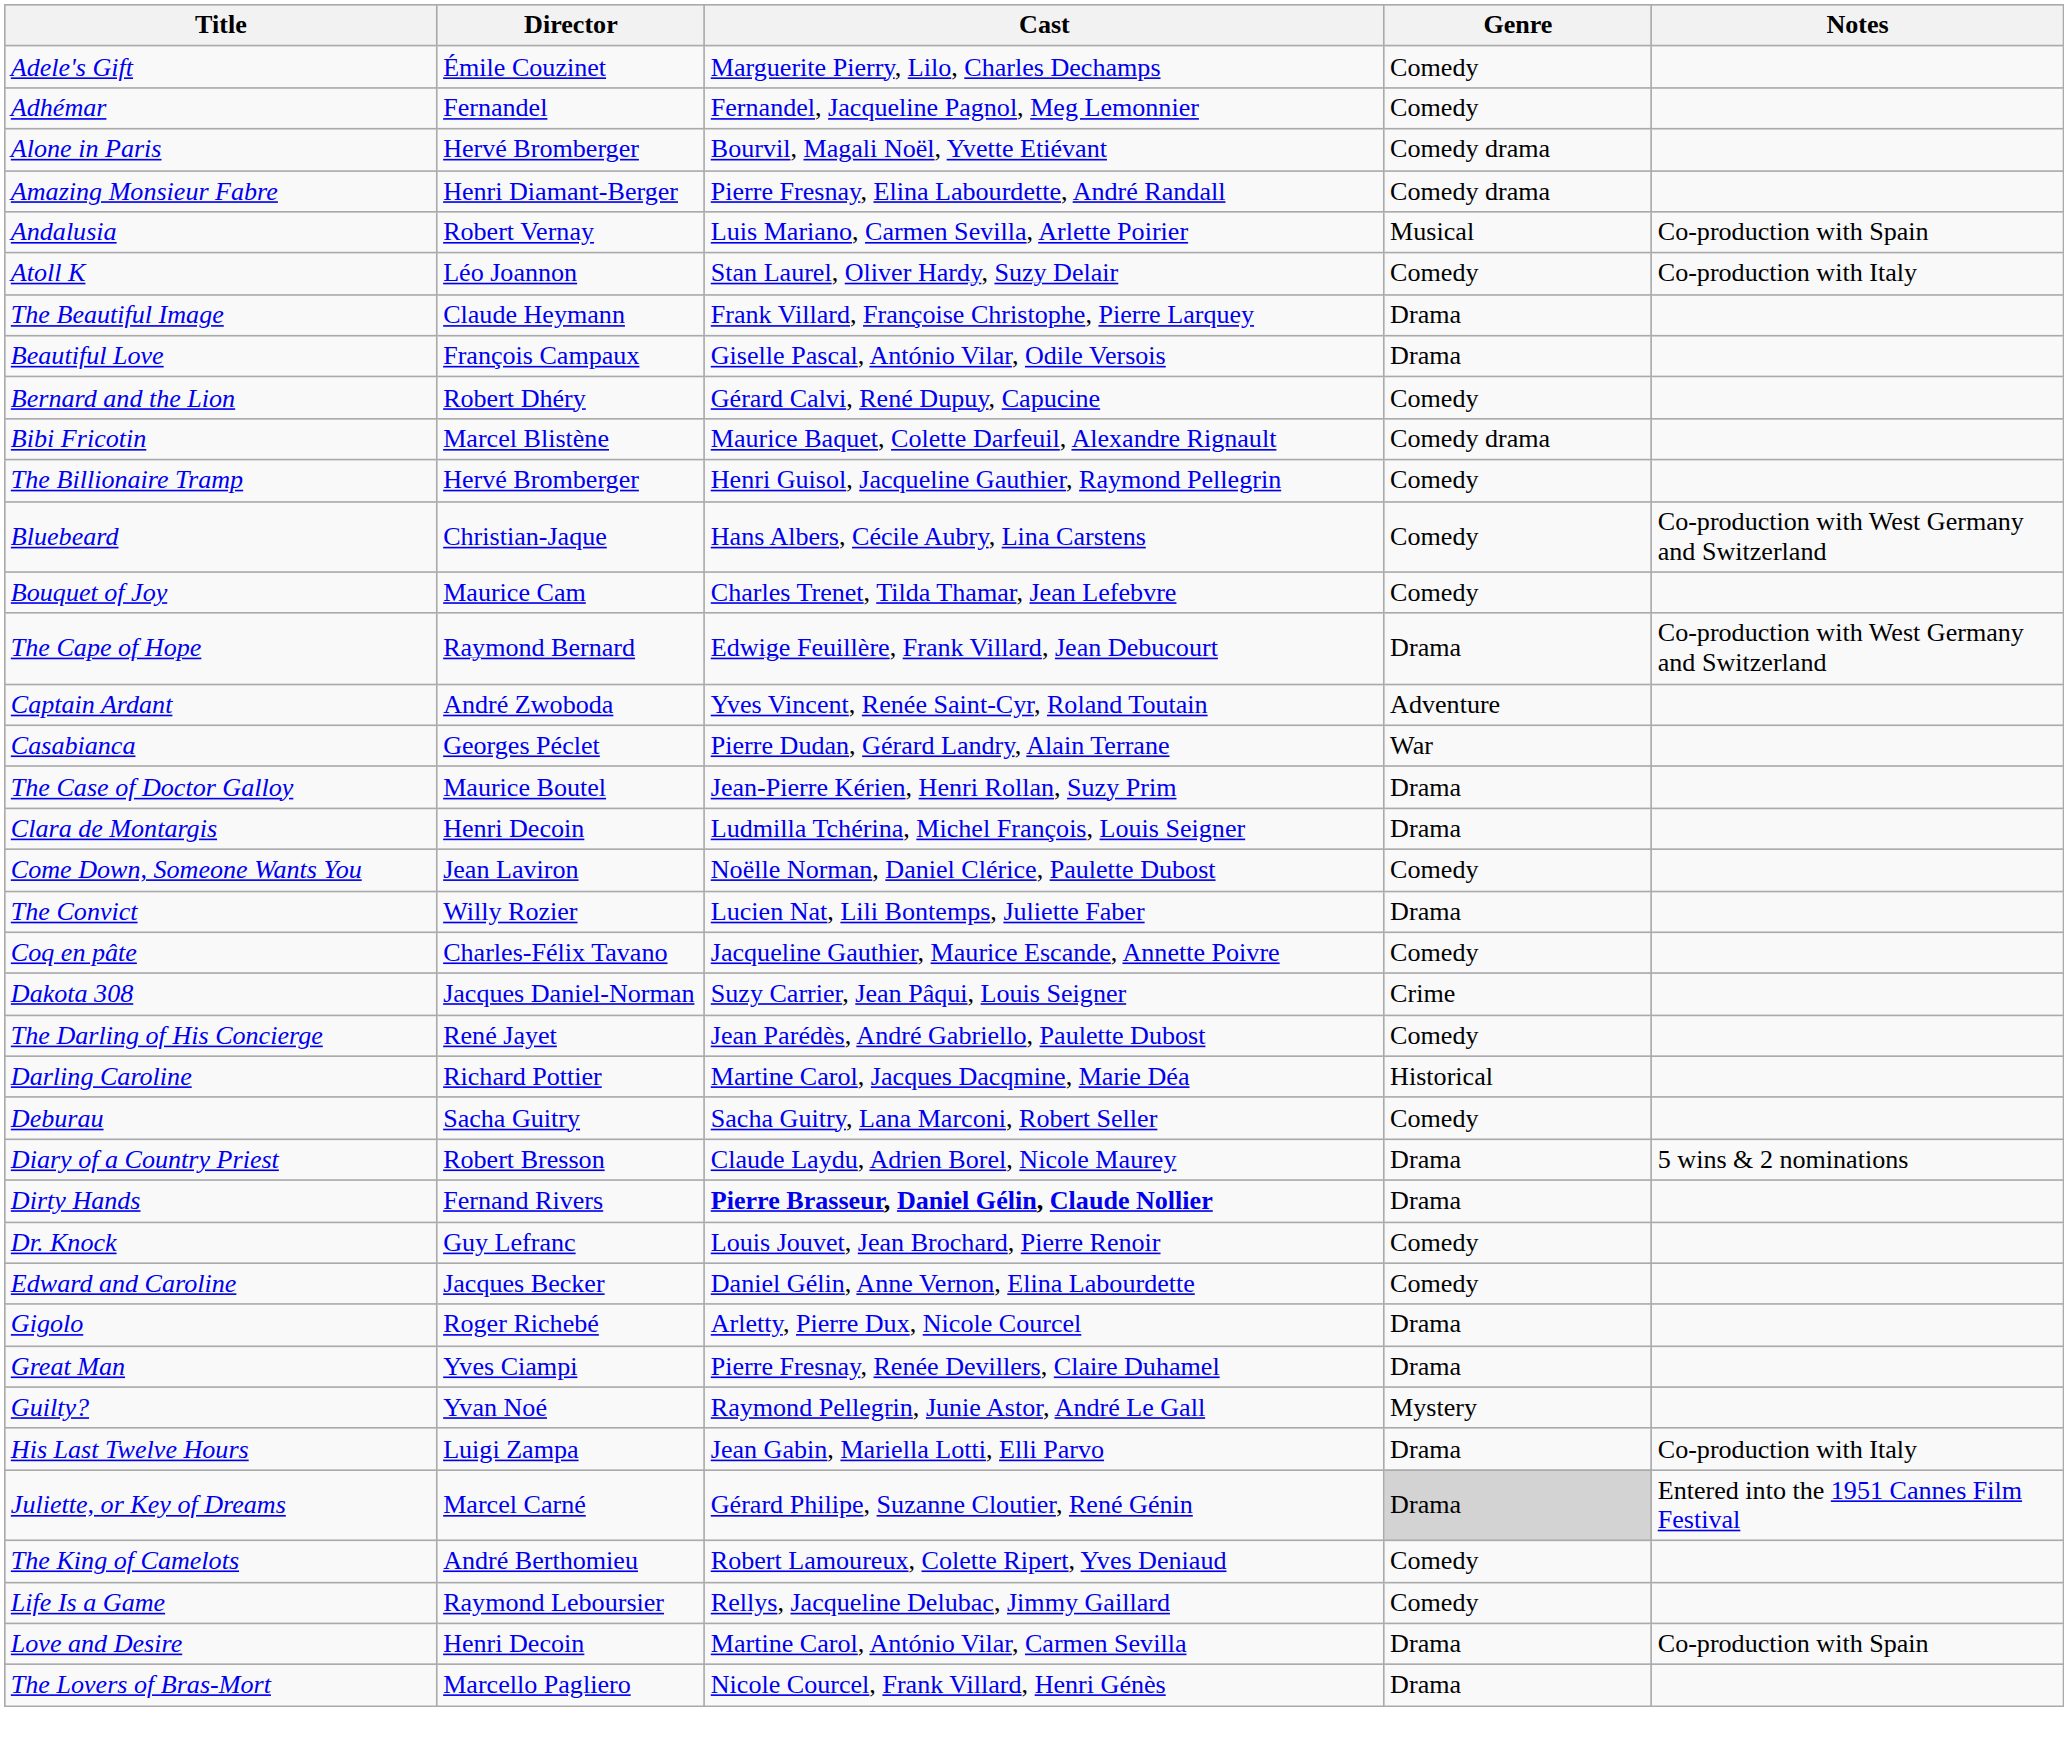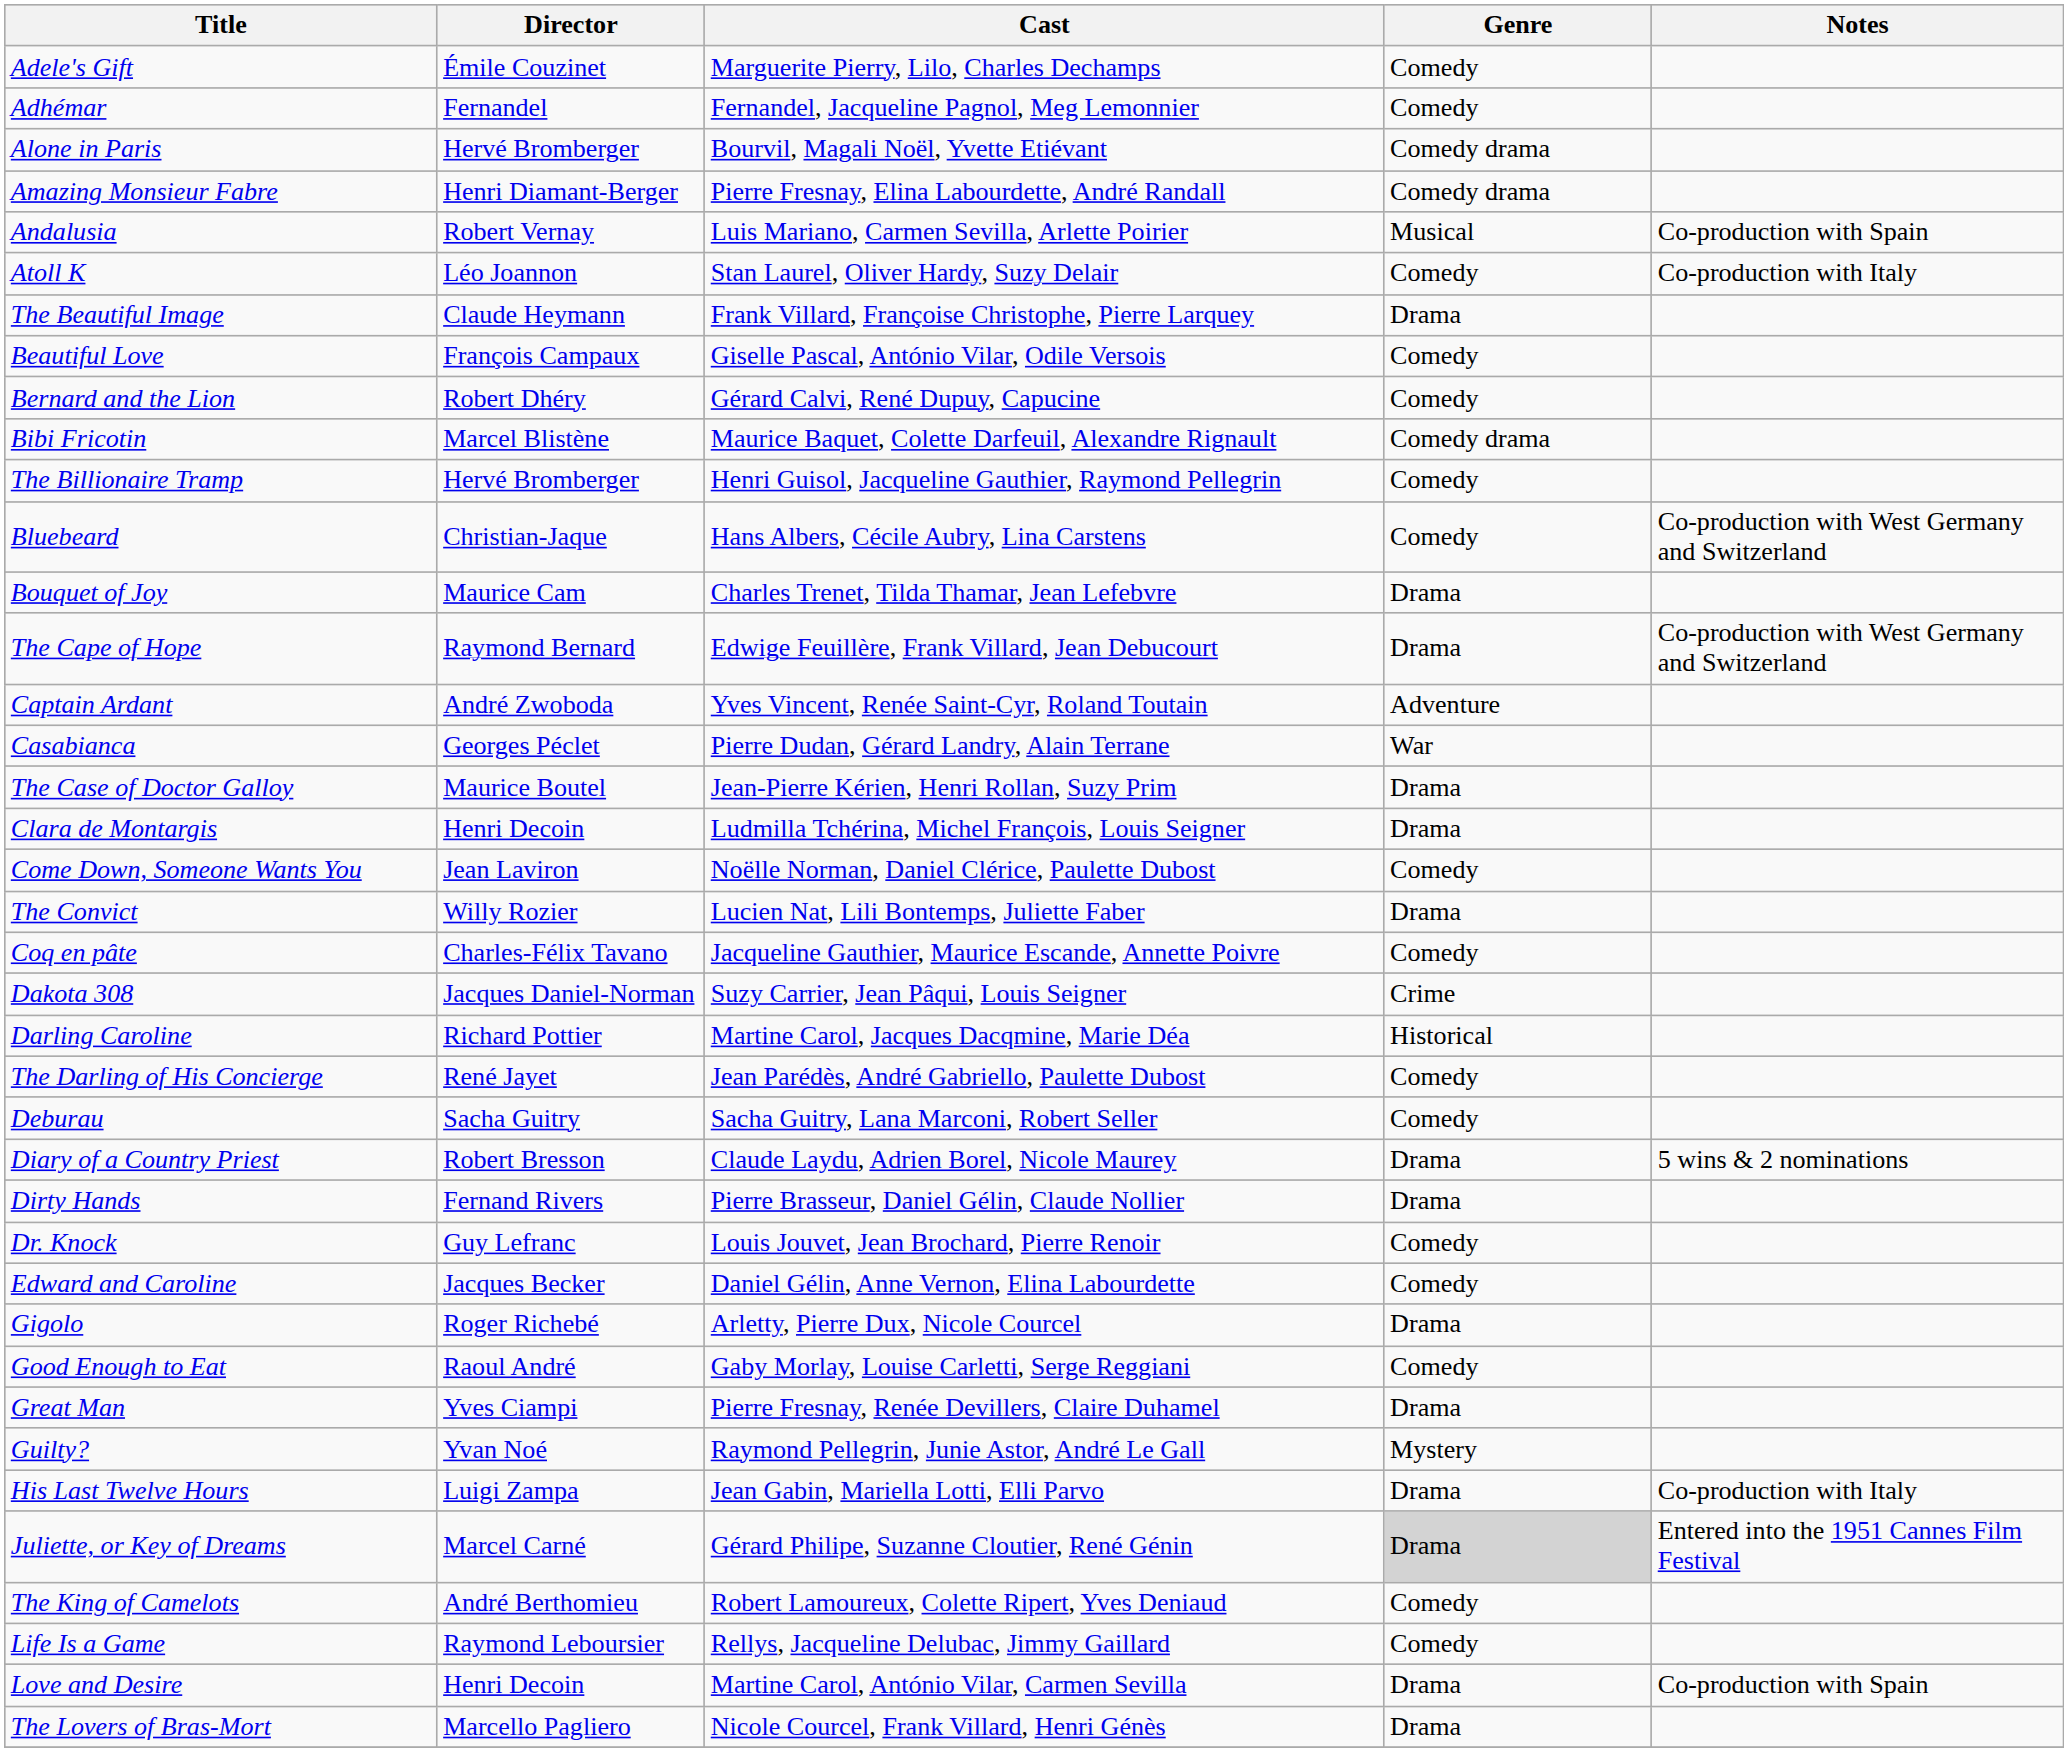(1426, 356) Drama -> (1434, 356) Comedy
(1434, 592) Comedy -> (1426, 592) Drama
rows swapped: (101, 1076) <-> (167, 1035)
(962, 1200) bold -> (947, 1200) normal
+ row: (118, 1366)
